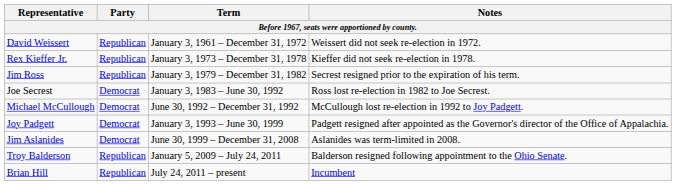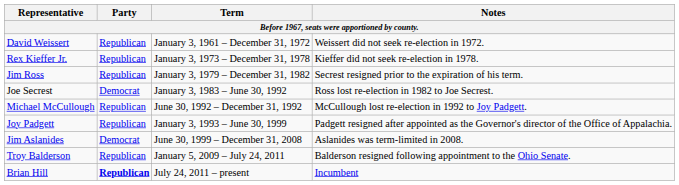(119, 107) Democrat -> (123, 107) Republican
(119, 123) Democrat -> (123, 123) Republican
(123, 172) normal -> (124, 172) bold
